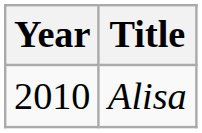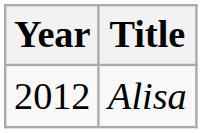(52, 95) 2010 -> (52, 95) 2012
